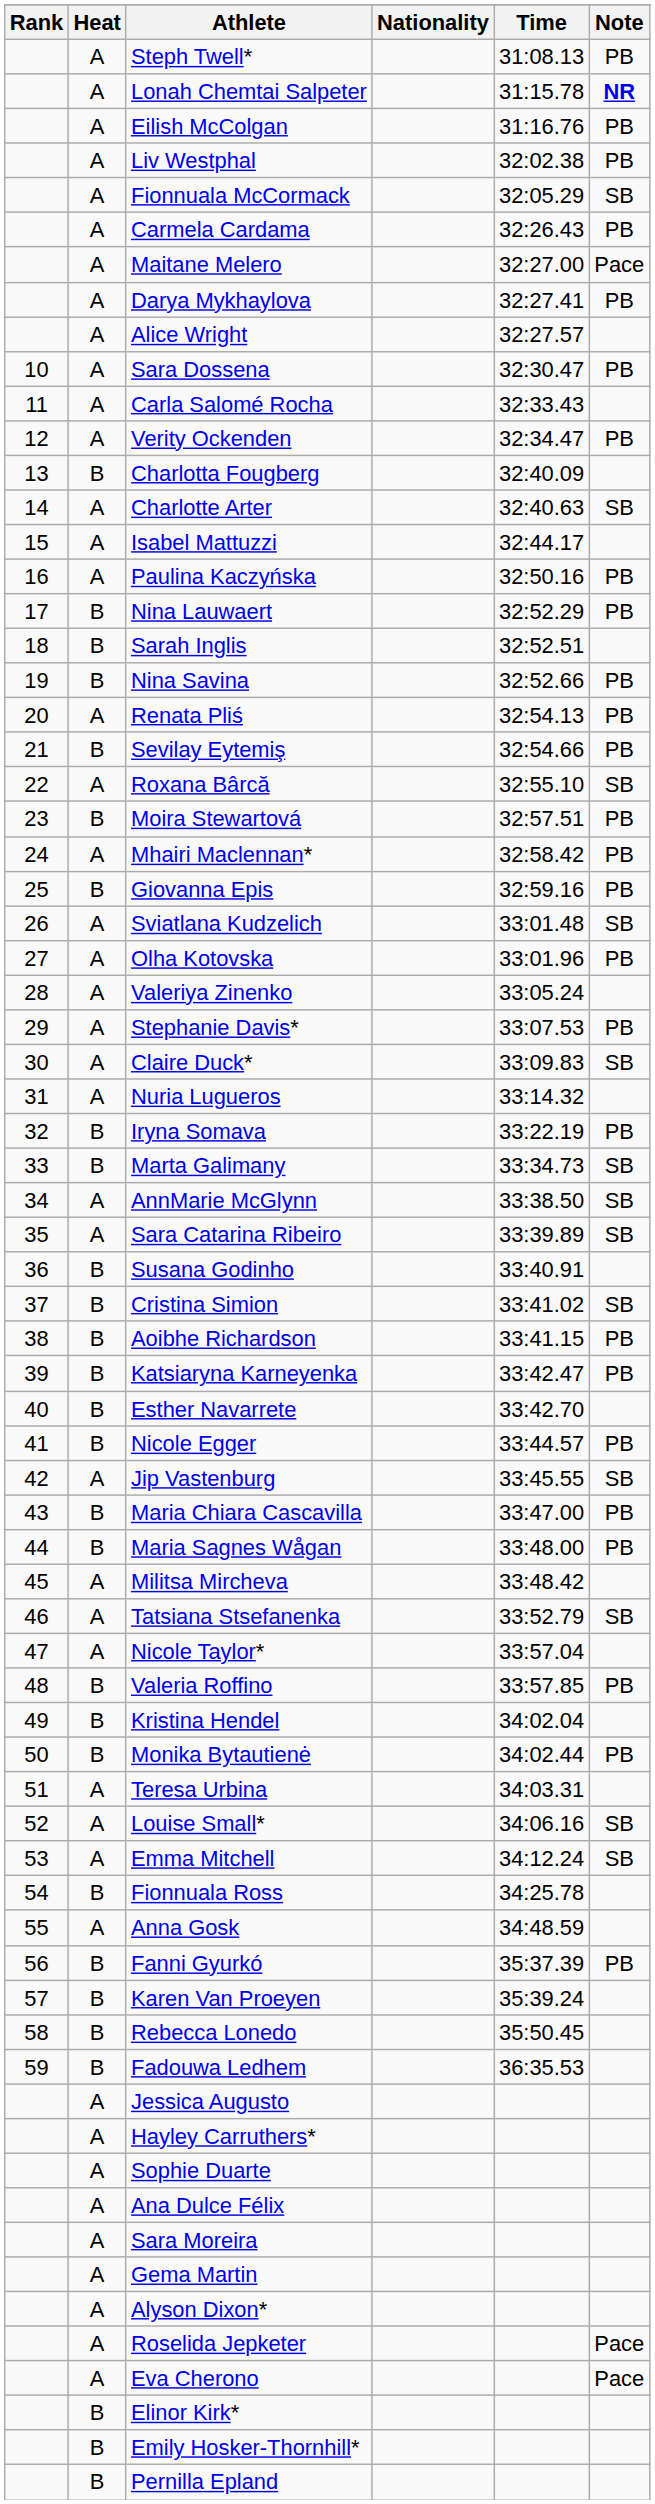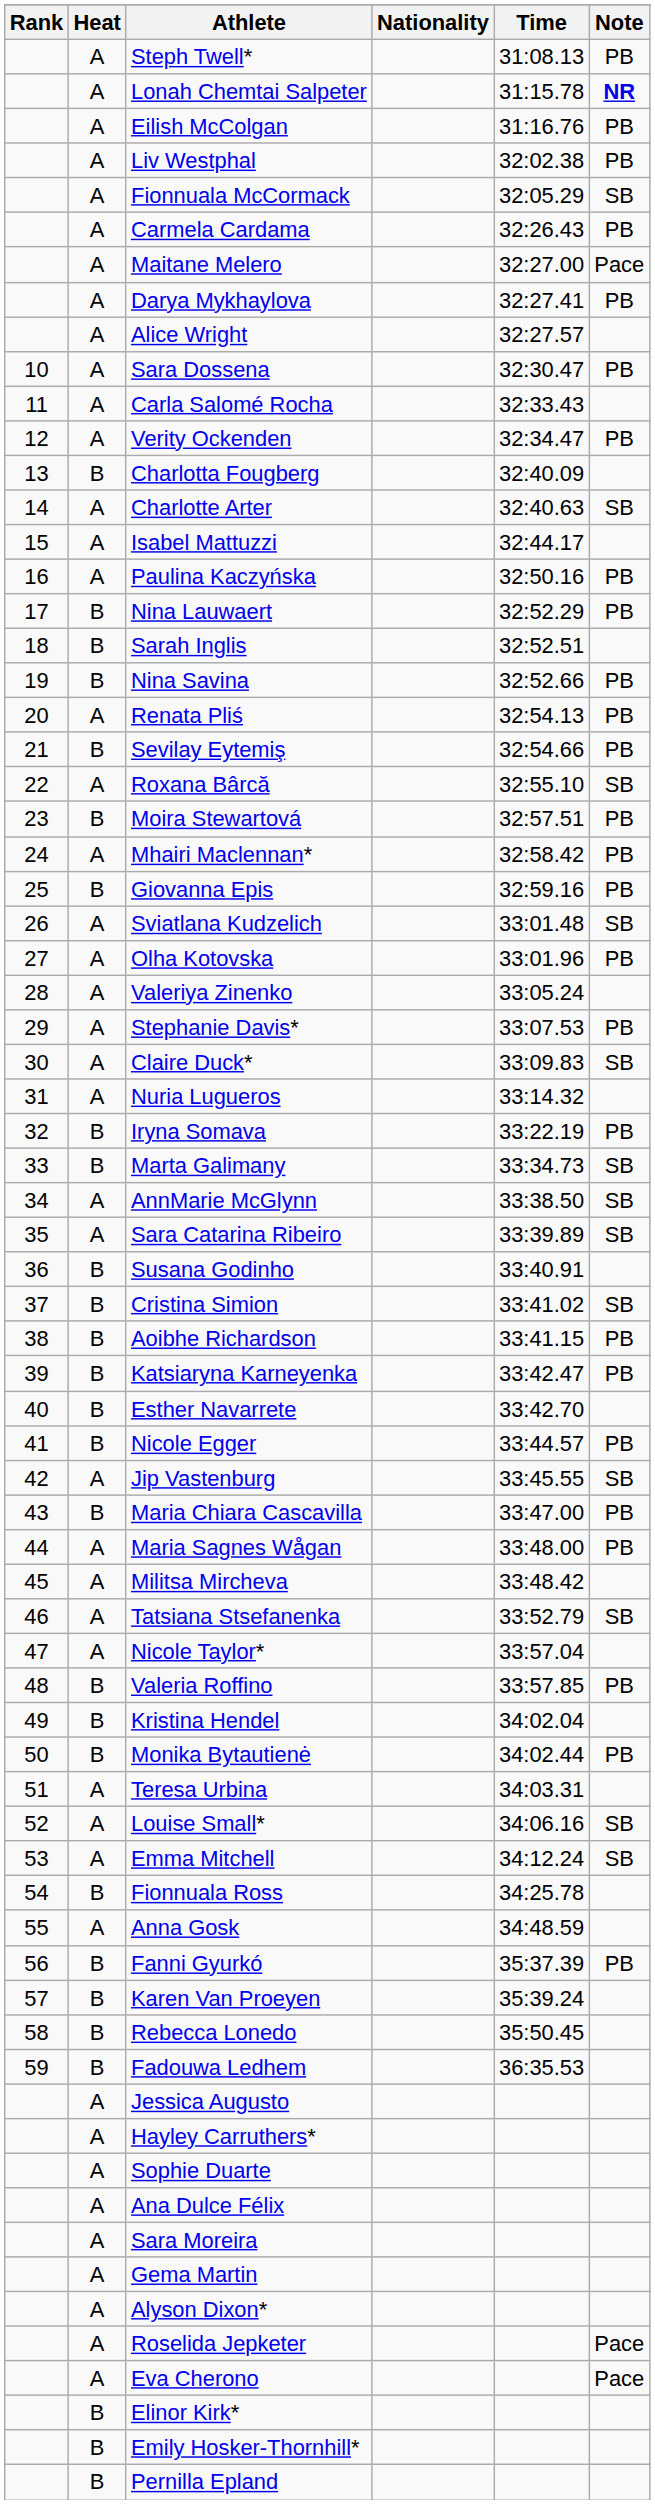(97, 1547) B -> (97, 1547) A
